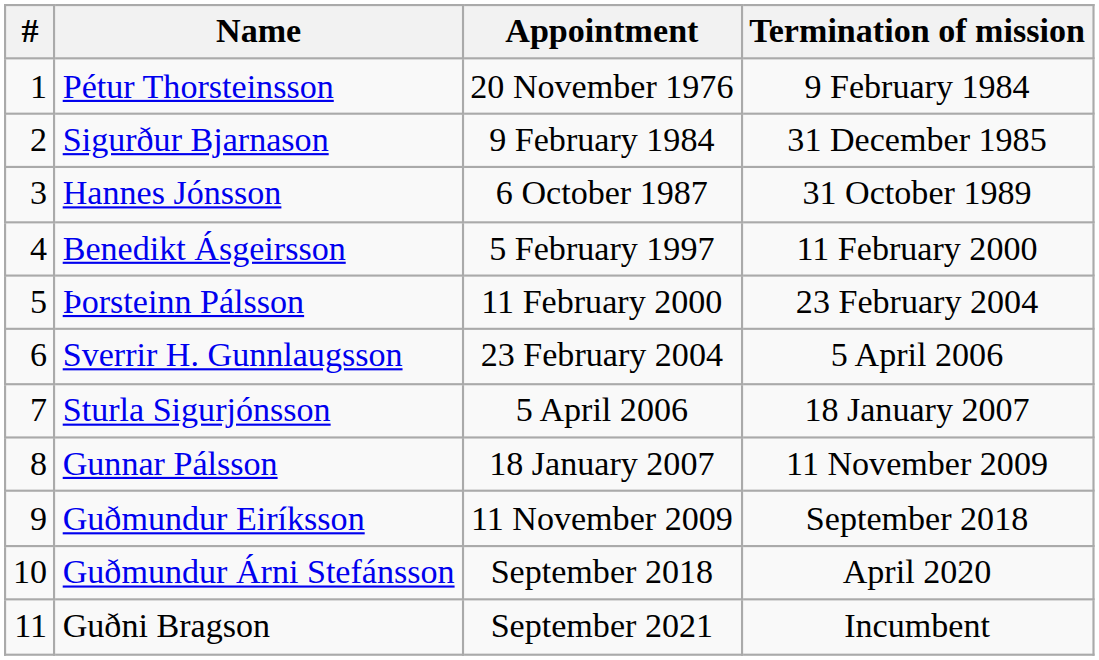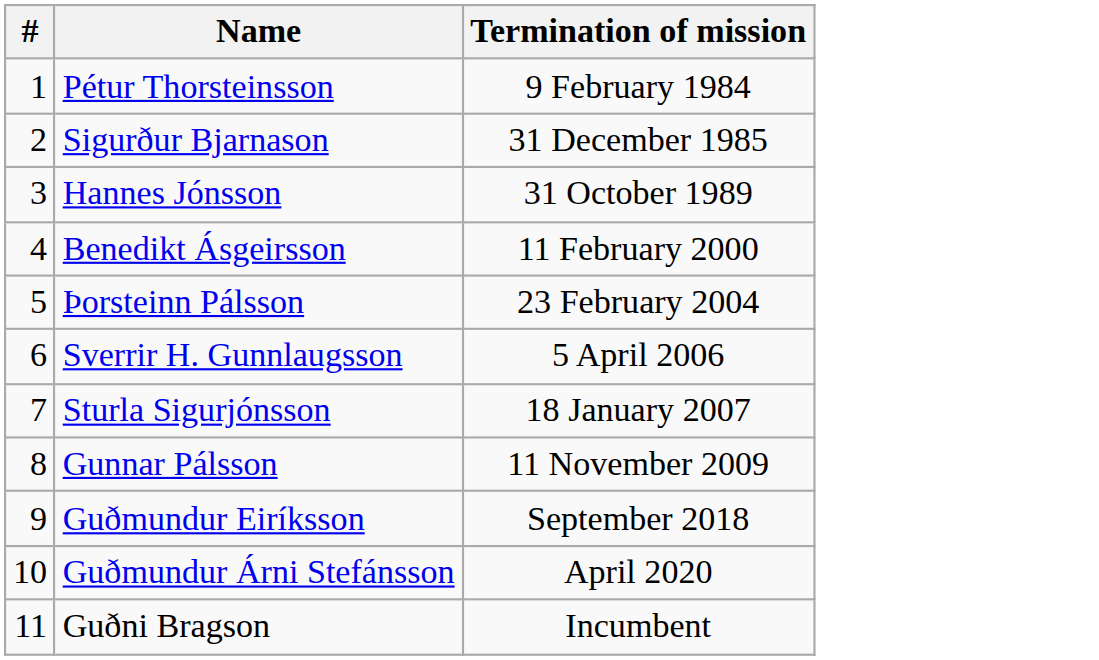- column: (602, 31)
